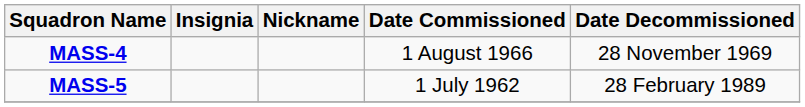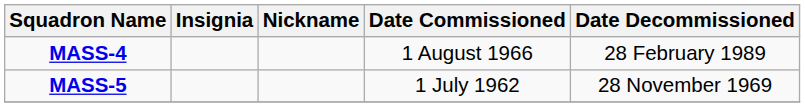(685, 53) 28 November 1969 -> (685, 53) 28 February 1989
(685, 85) 28 February 1989 -> (685, 85) 28 November 1969
